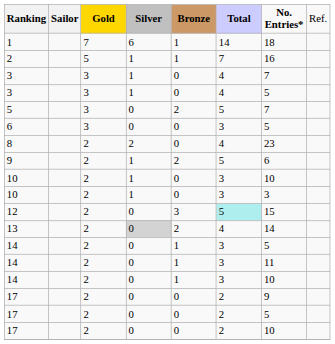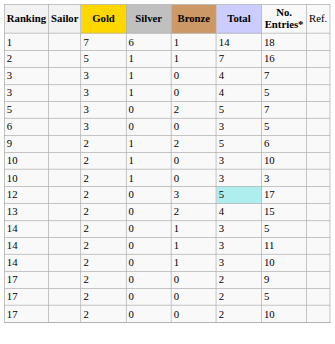- row: (9, 144)
(269, 212) 15 -> (269, 195) 17
(131, 229) lightgrey background -> (131, 212) no background
(269, 229) 14 -> (269, 212) 15
